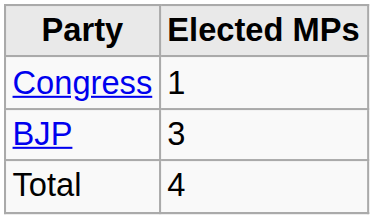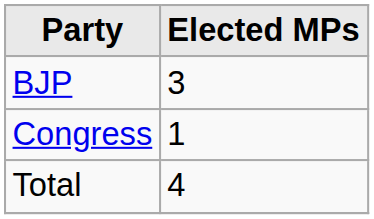rows swapped: (42, 133) <-> (82, 82)
